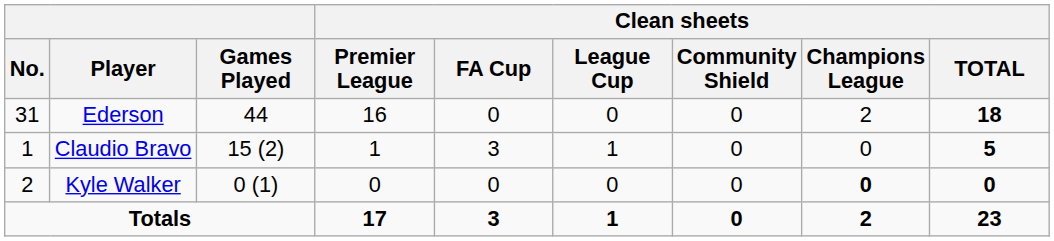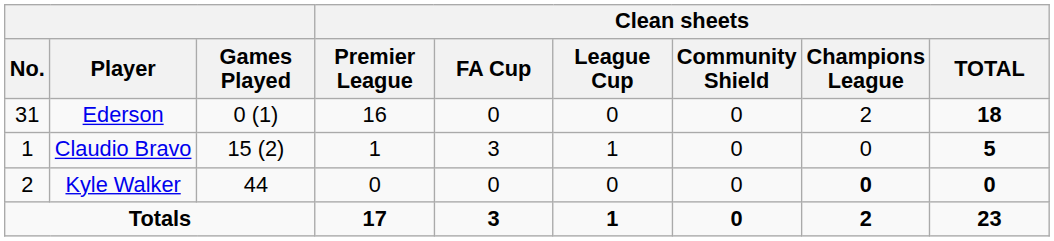(256, 115) 44 -> (256, 115) 0 (1)
(256, 184) 0 (1) -> (256, 184) 44
